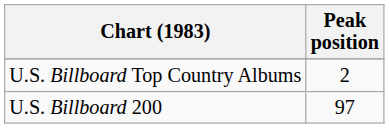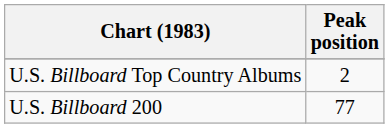(345, 107) 97 -> (345, 107) 77
